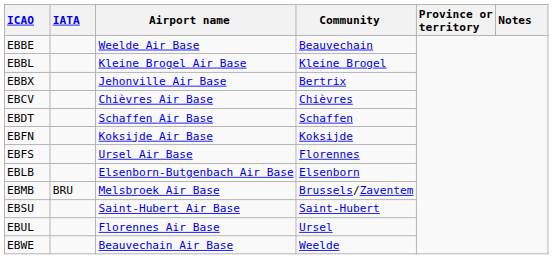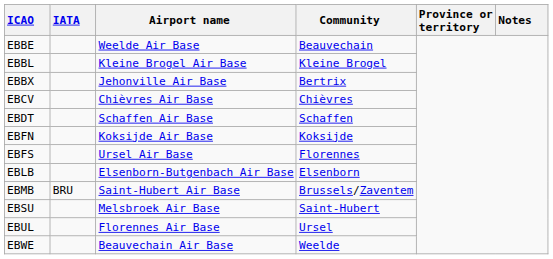(159, 190) Melsbroek Air Base -> (169, 190) Saint-Hubert Air Base
(169, 209) Saint-Hubert Air Base -> (159, 209) Melsbroek Air Base
